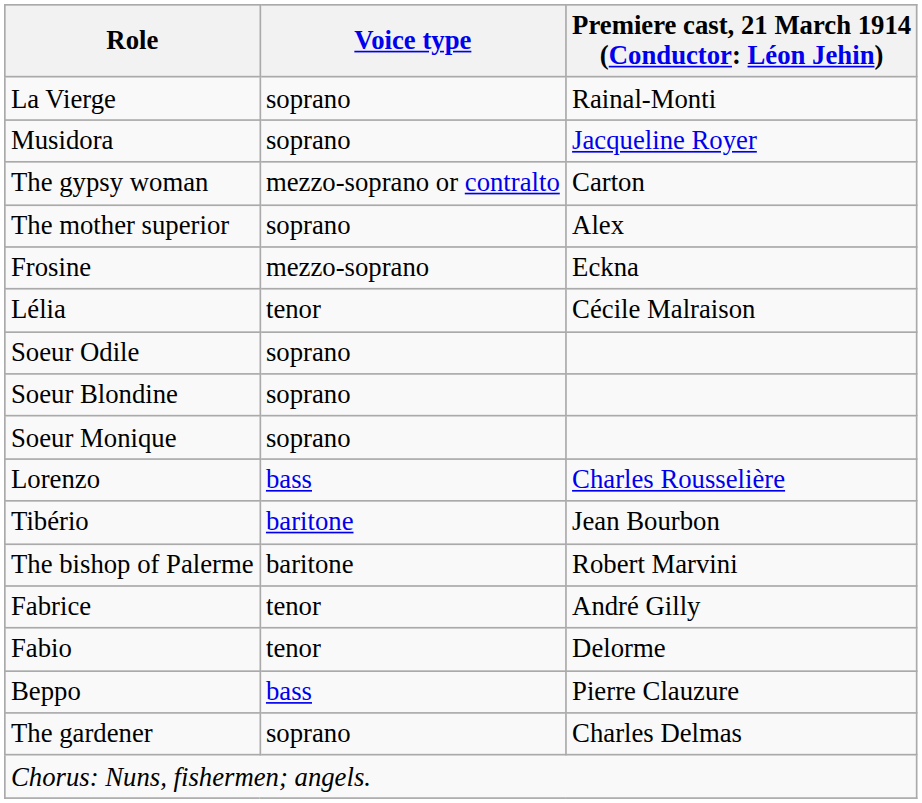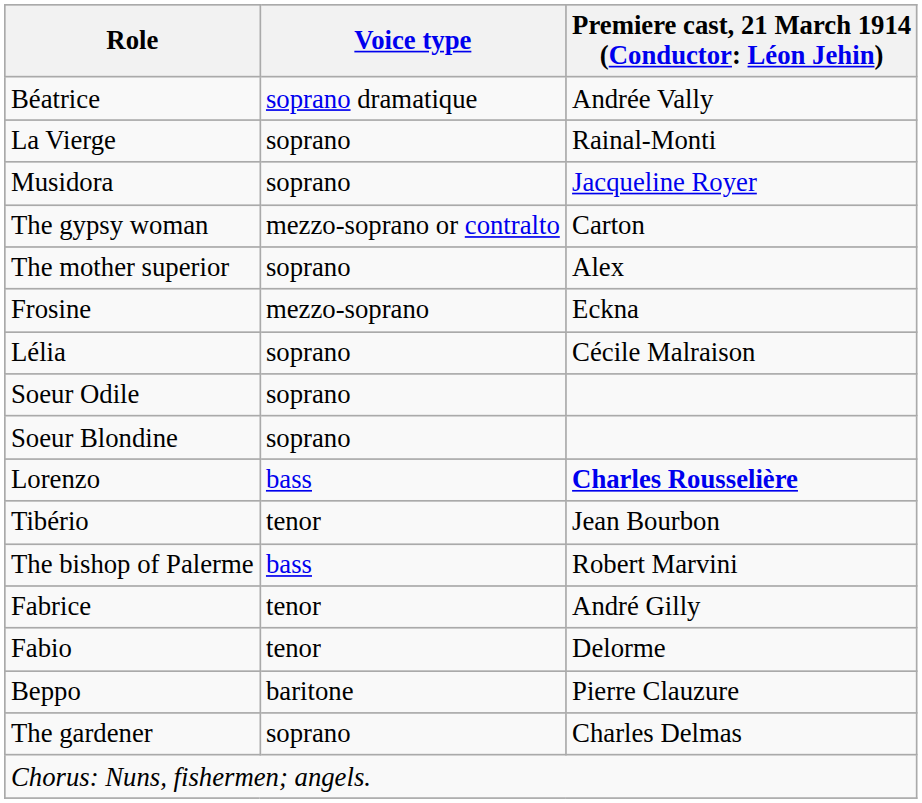+ row: (55, 98)
(293, 310) tenor -> (308, 352) soprano
- row: (94, 437)
(679, 479) normal -> (685, 479) bold
(310, 521) baritone -> (293, 521) tenor
(310, 564) baritone -> (289, 564) bass
(289, 691) bass -> (310, 691) baritone
